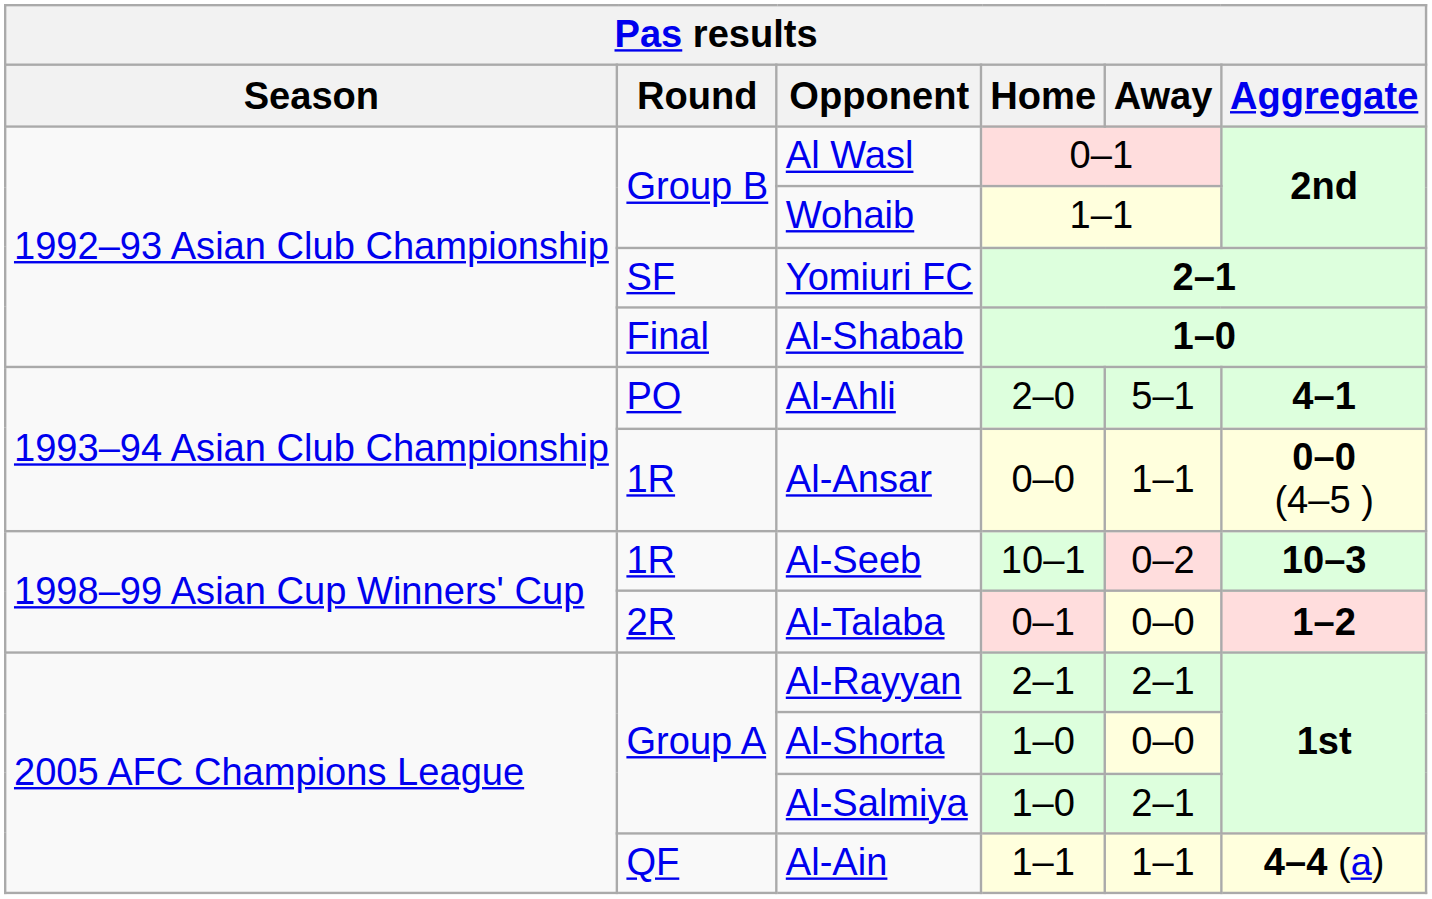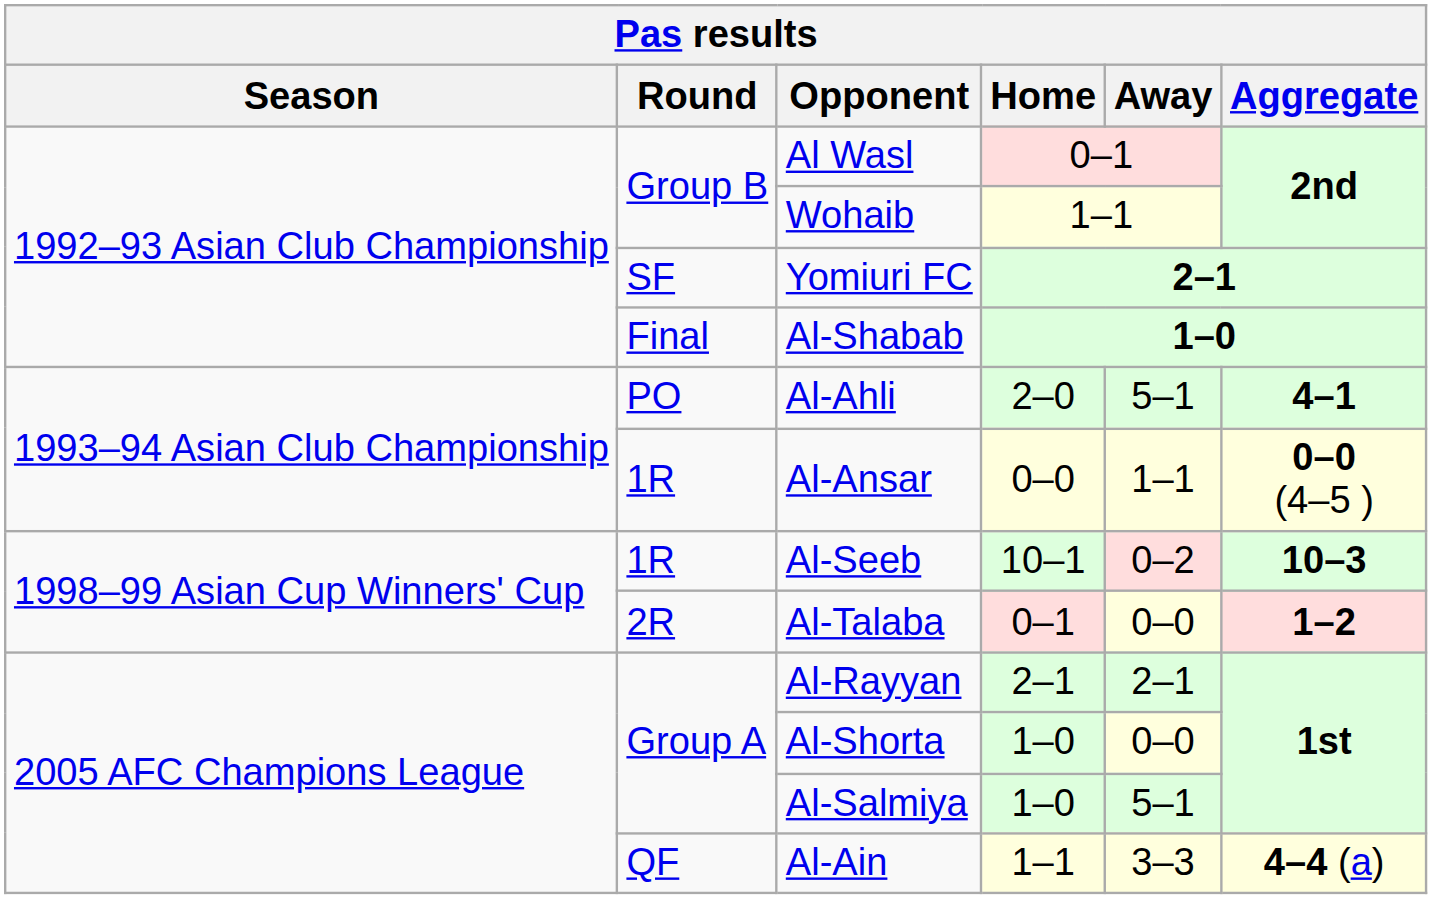(1163, 802) 2–1 -> (1163, 802) 5–1
(1163, 862) 1–1 -> (1163, 862) 3–3
